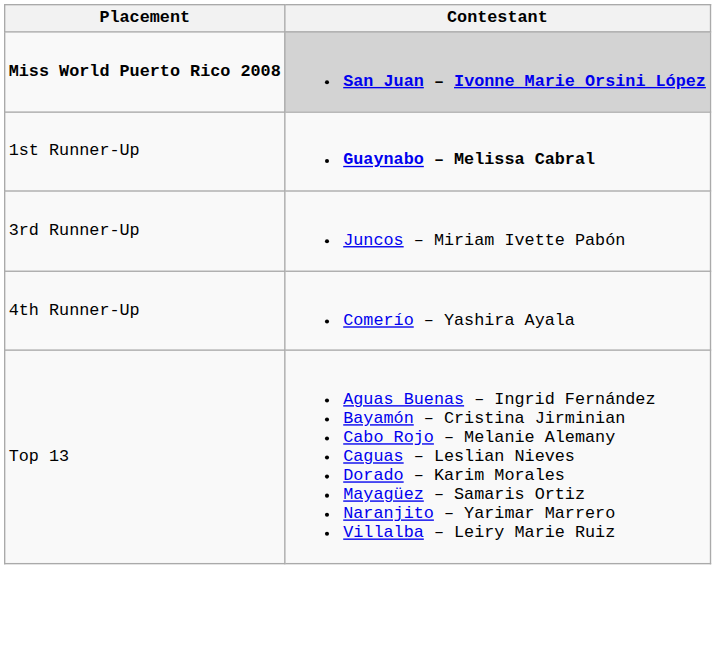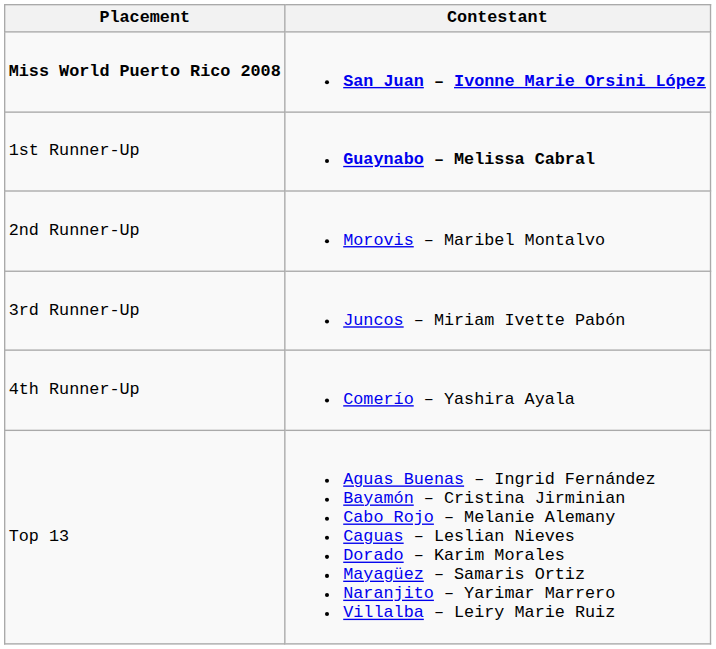(497, 82) lightgrey background -> (497, 82) no background
+ row: (74, 231)
